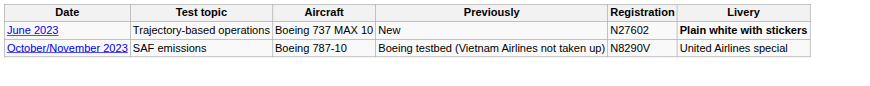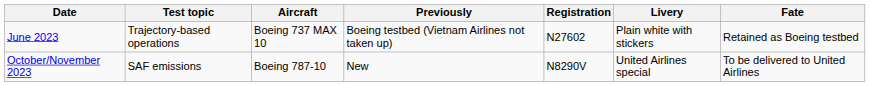+ column: (793, 13)
(389, 30) New -> (435, 36) Boeing testbed (Vietnam Airlines not taken up)
(744, 30) bold -> (654, 36) normal
(492, 48) Boeing testbed (Vietnam Airlines not taken up) -> (357, 66) New
